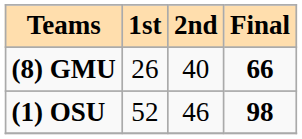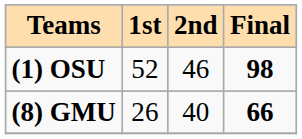rows swapped: (64, 68) <-> (58, 111)
